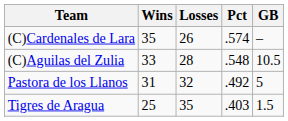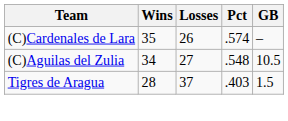(149, 60) 33 -> (149, 60) 34
(186, 60) 28 -> (186, 60) 27
- row: (68, 82)
(149, 104) 25 -> (149, 82) 28
(186, 104) 35 -> (186, 82) 37
